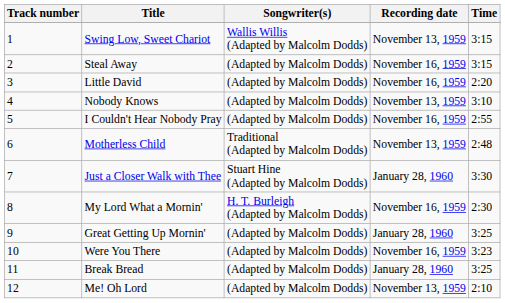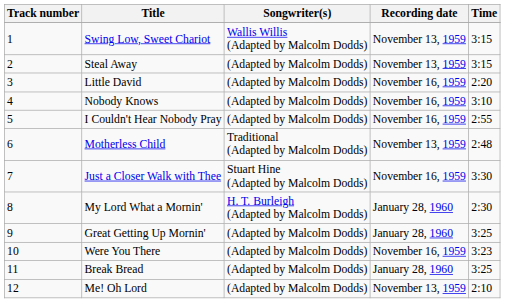(419, 63) November 16, 1959 -> (419, 63) November 13, 1959
(419, 100) November 13, 1959 -> (419, 100) November 16, 1959
(413, 176) January 28, 1960 -> (419, 176) November 16, 1959
(419, 207) November 16, 1959 -> (413, 207) January 28, 1960
